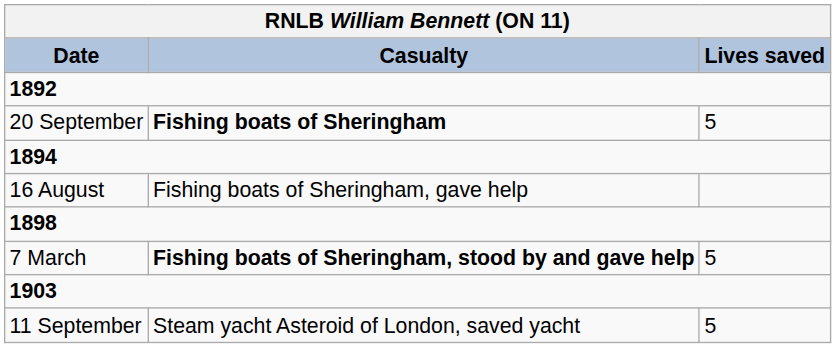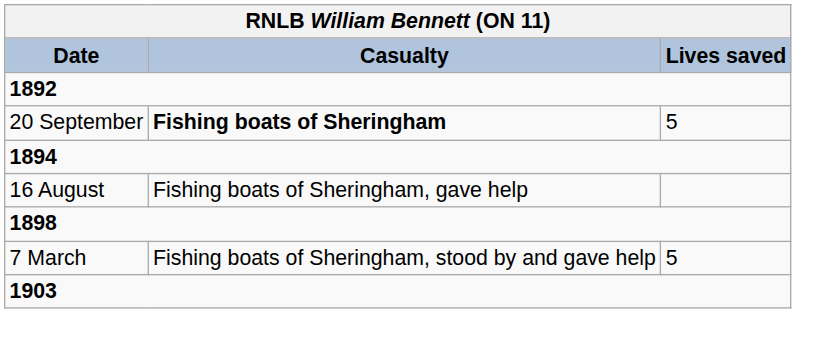(424, 257) bold -> (404, 257) normal
- row: (76, 325)
